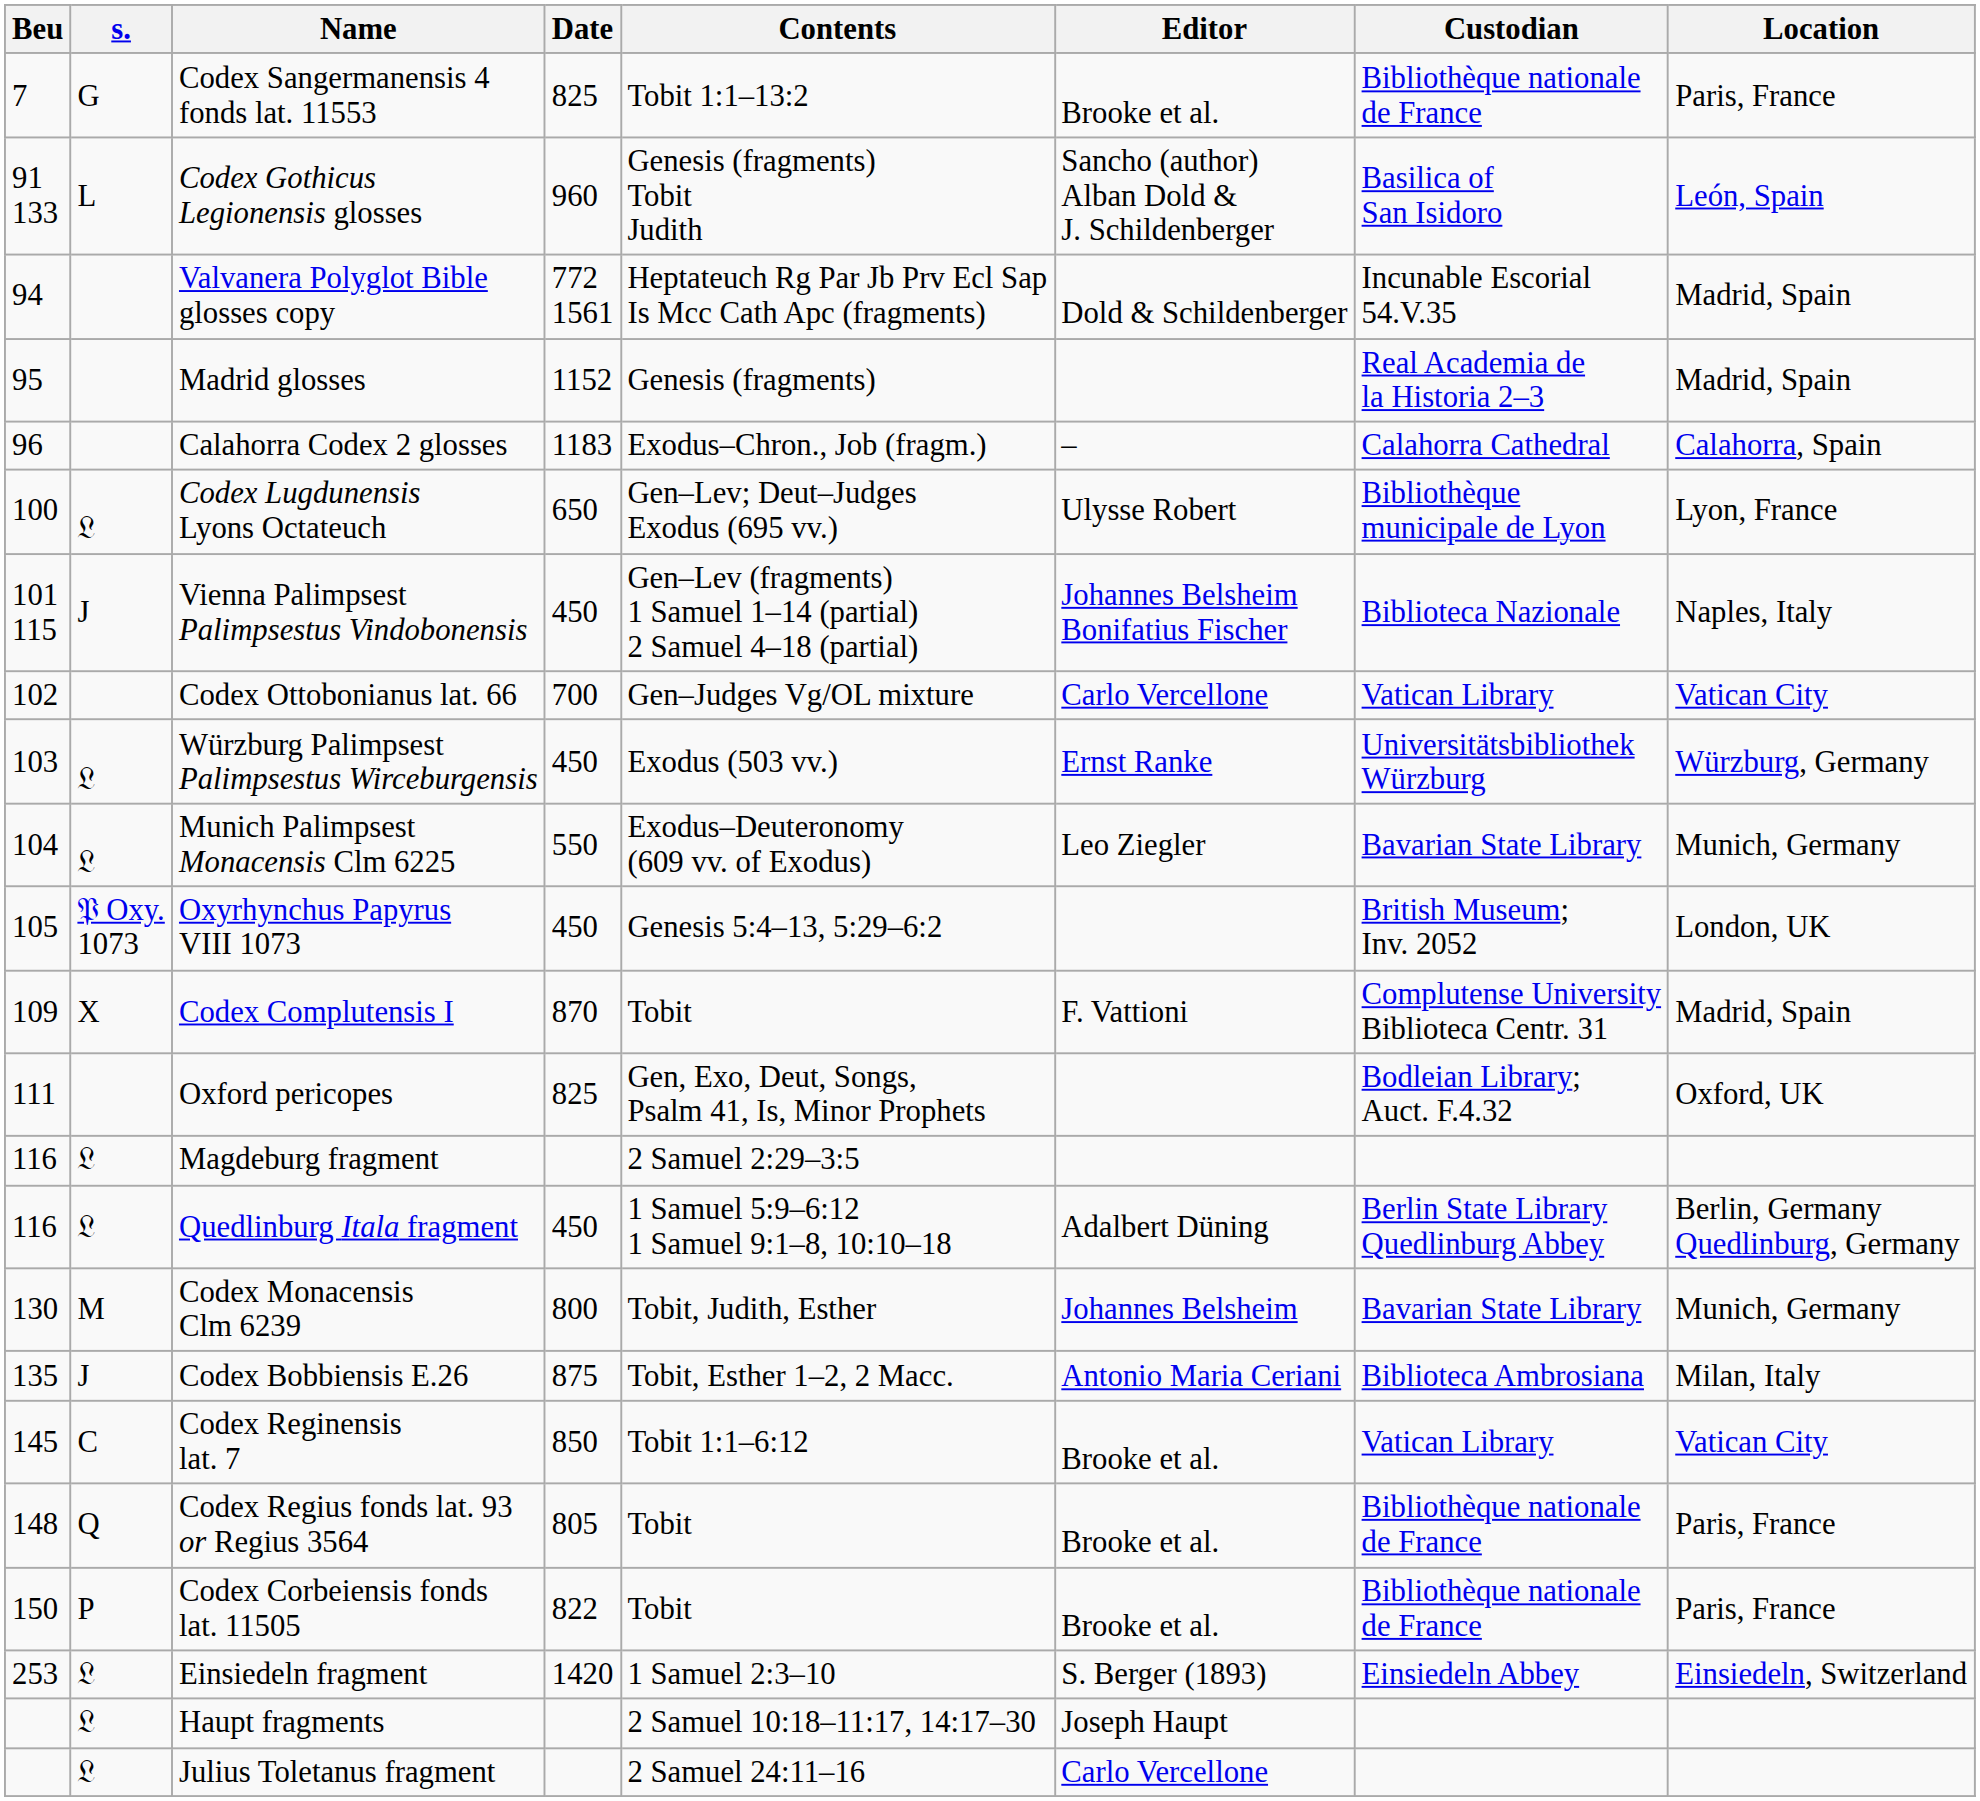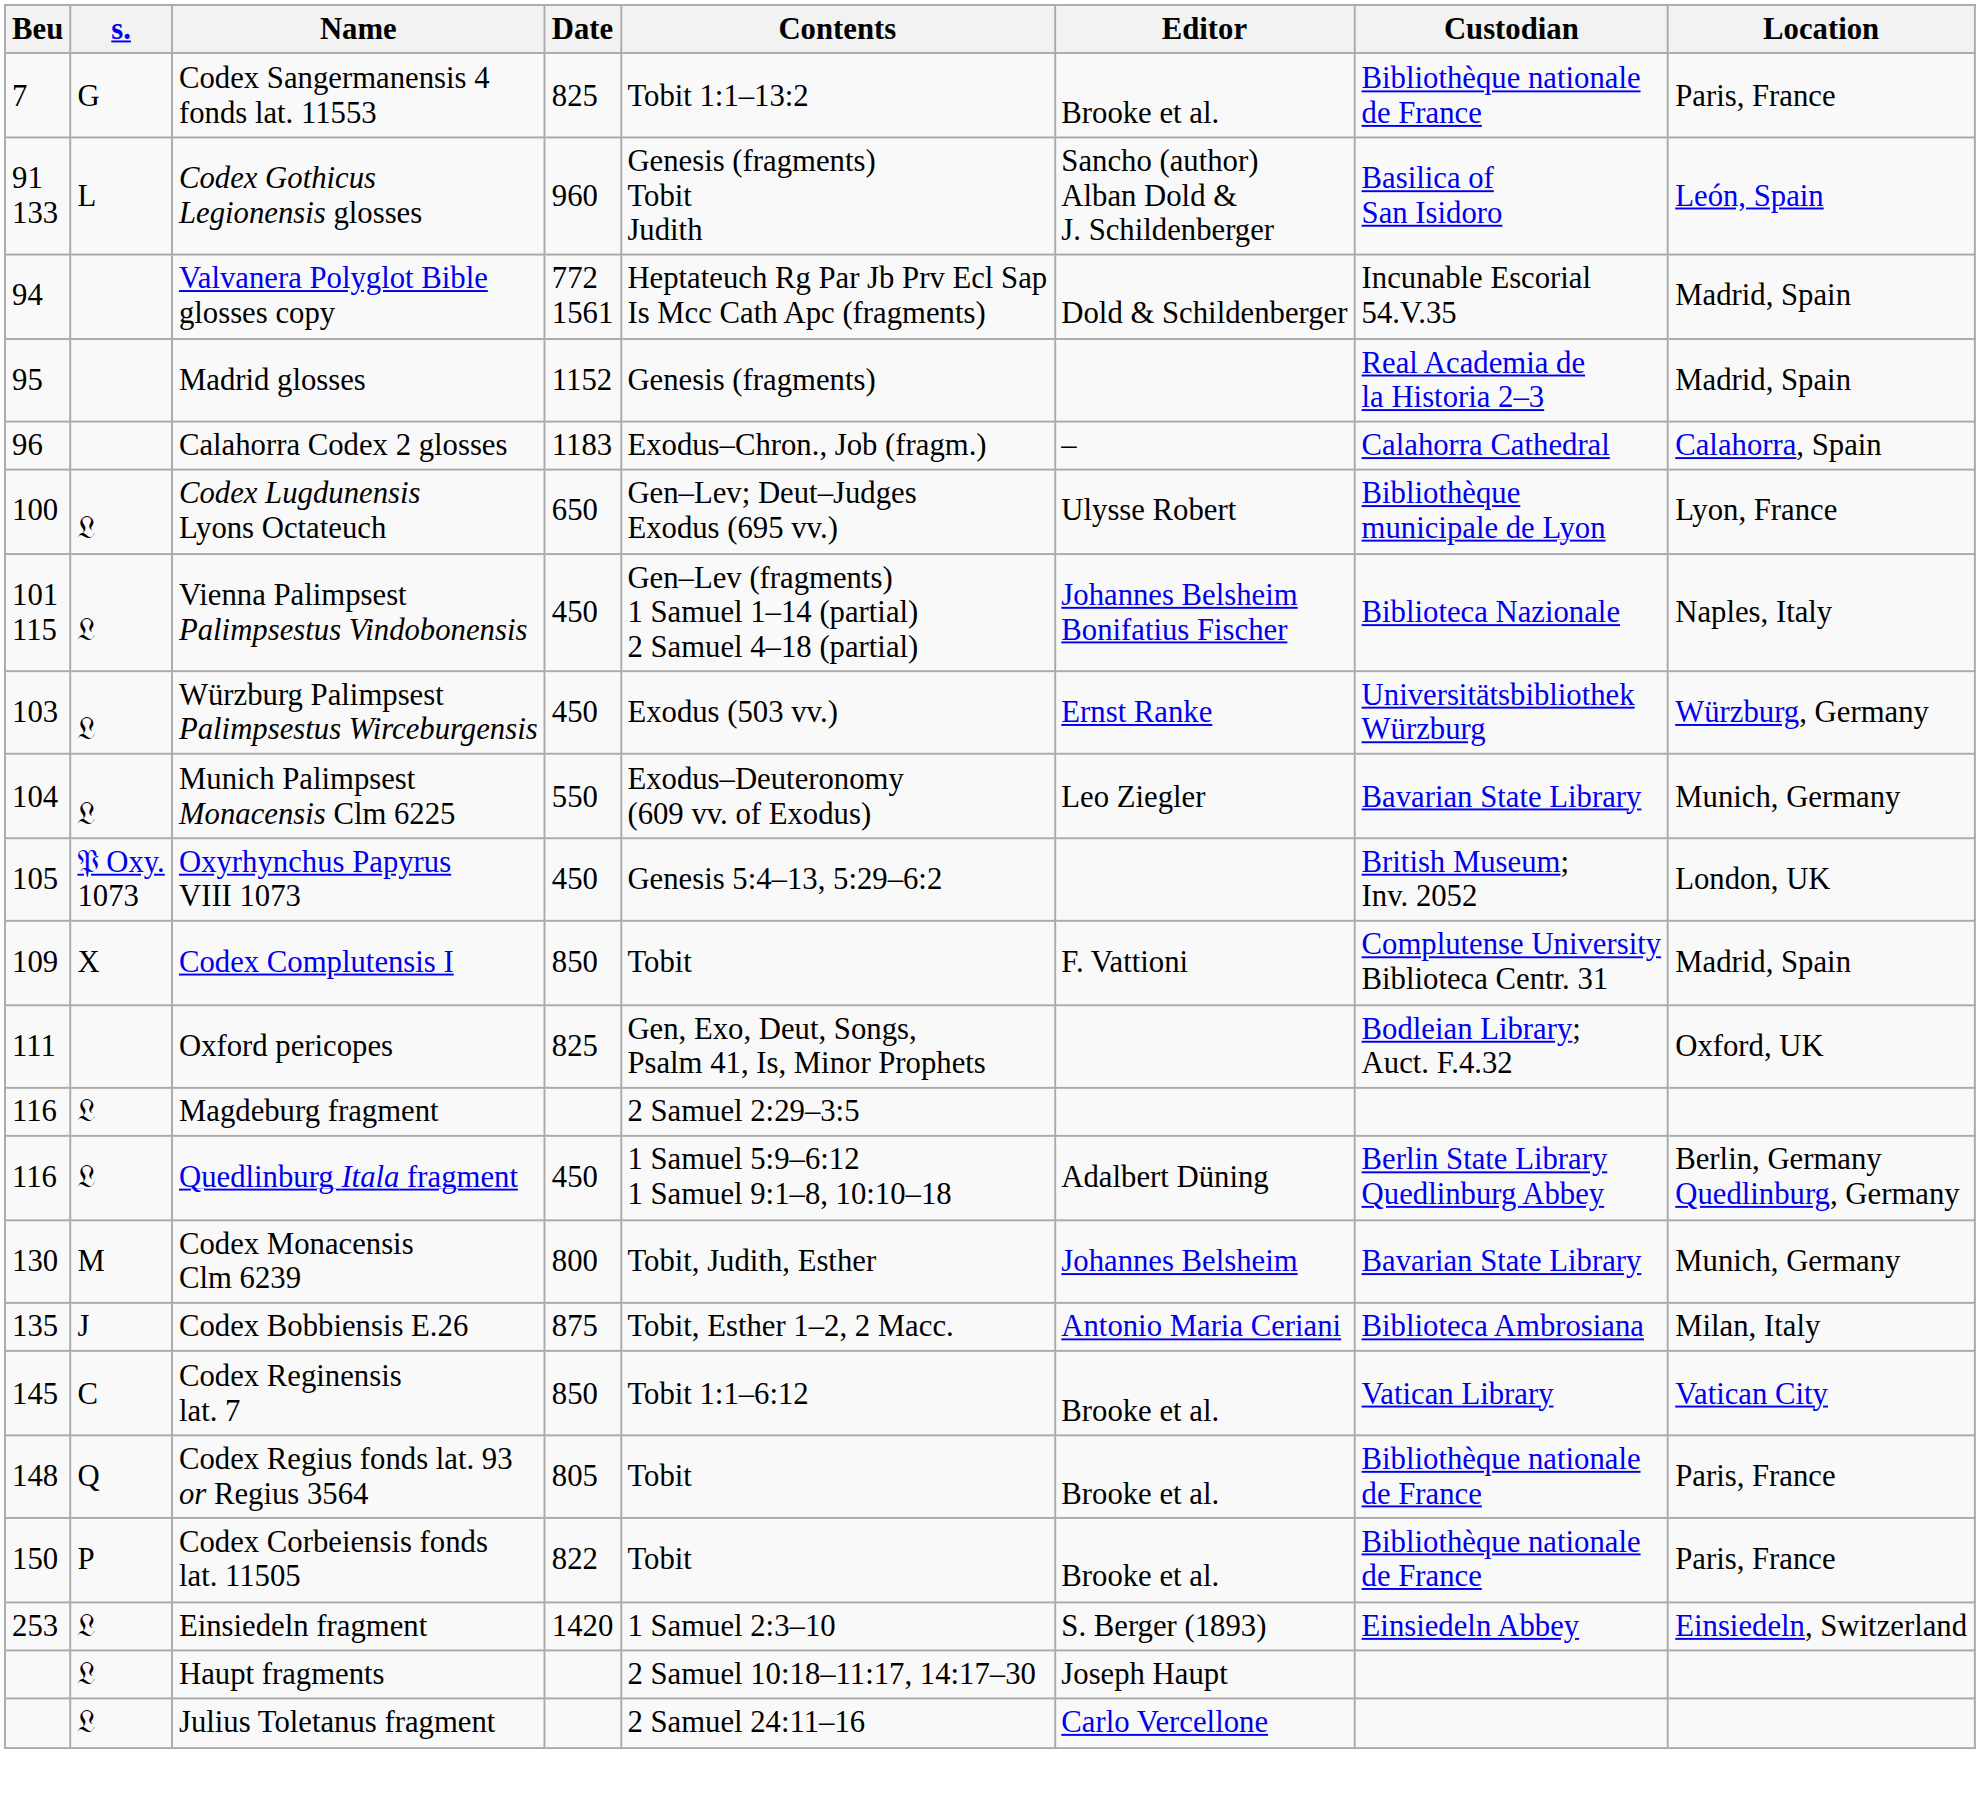(83, 611) J -> (86, 629) 𝔏
- row: (348, 695)
(575, 1010) 870 -> (575, 962) 850
